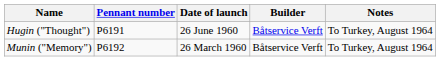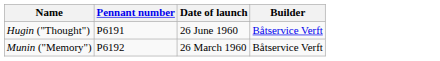- column: (380, 13)
